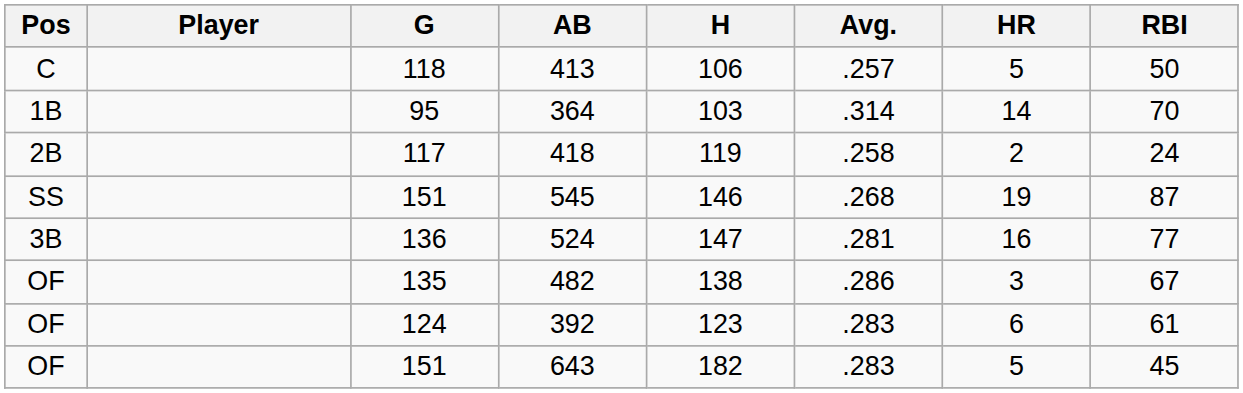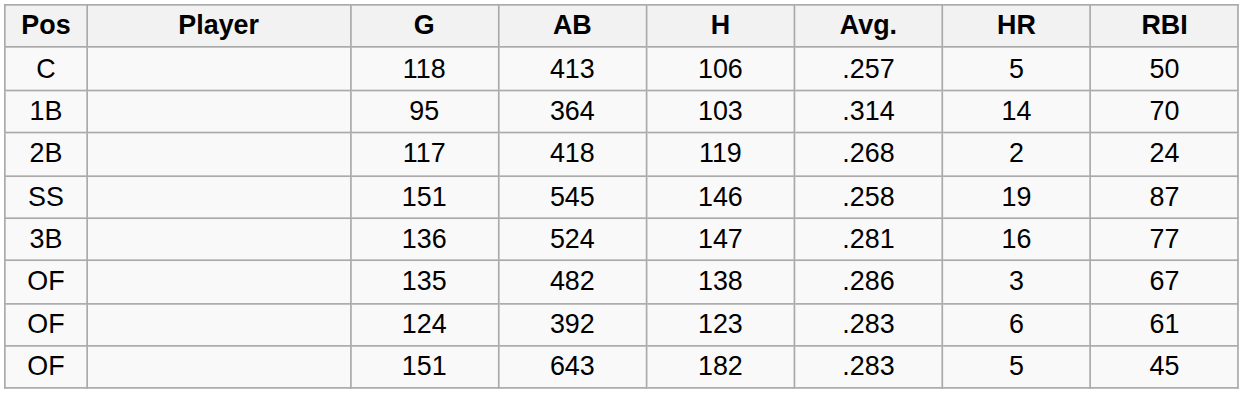(868, 153) .258 -> (868, 153) .268
(868, 196) .268 -> (868, 196) .258
